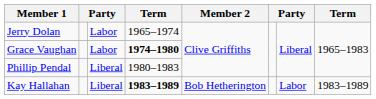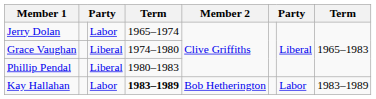(103, 49) Labor -> (106, 49) Liberal
(153, 49) bold -> (153, 49) normal
(106, 85) Liberal -> (103, 85) Labor
